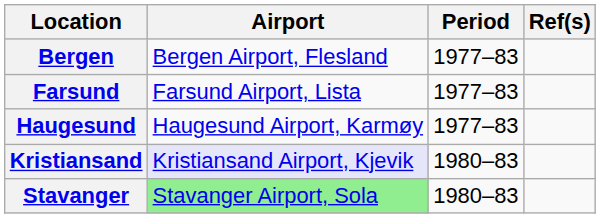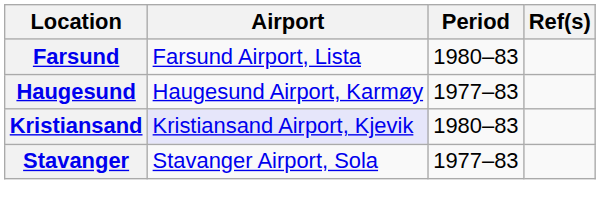- row: (76, 56)
(476, 91) 1977–83 -> (476, 56) 1980–83
(265, 195) lightgreen background -> (265, 160) no background
(476, 195) 1980–83 -> (476, 160) 1977–83
